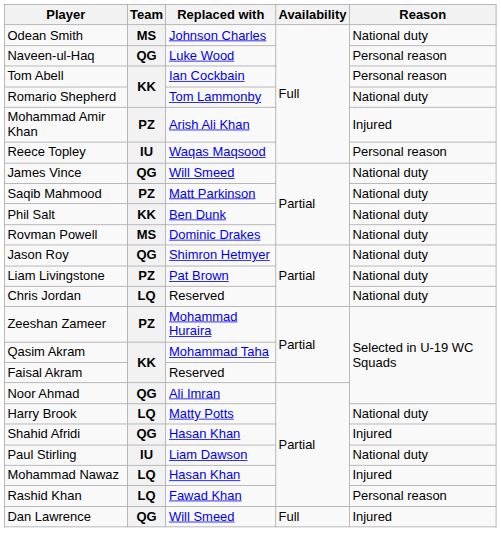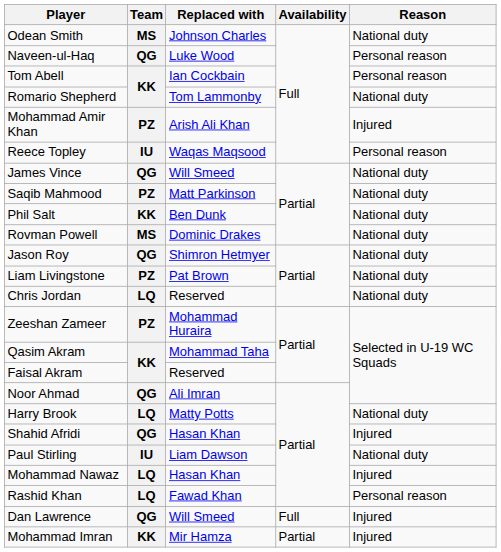+ row: (60, 537)
